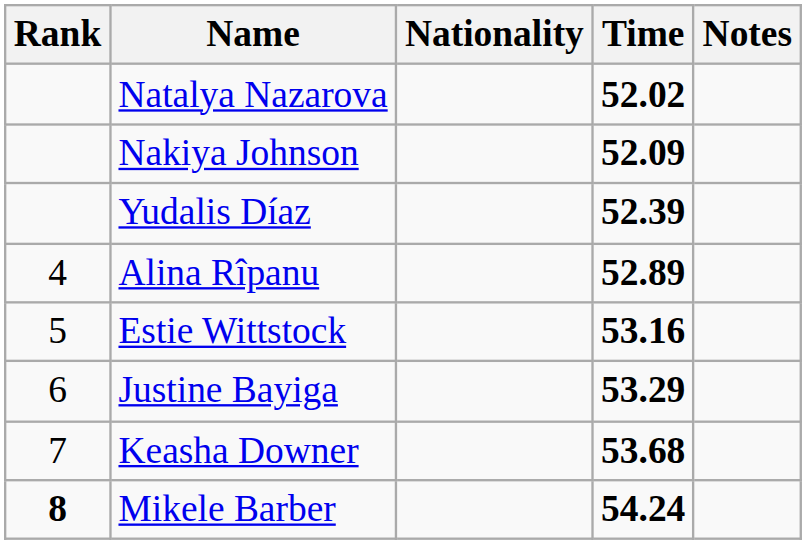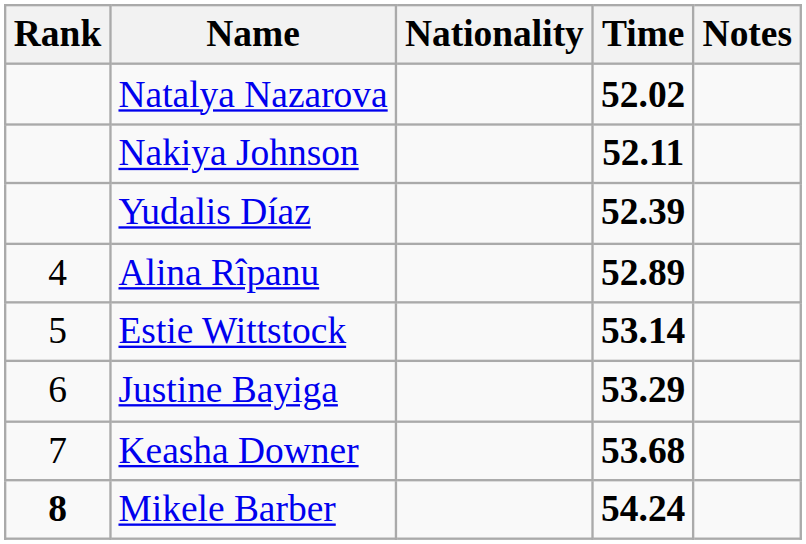(643, 152) 52.09 -> (643, 152) 52.11
(643, 331) 53.16 -> (643, 331) 53.14
